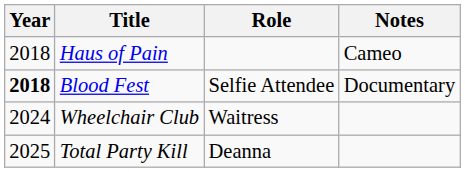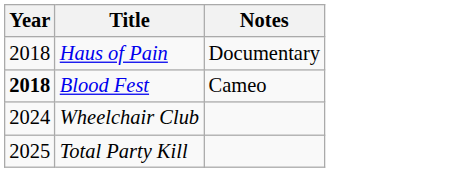- column: (271, 20)
(373, 53) Cameo -> (264, 53) Documentary
(399, 85) Documentary -> (238, 85) Cameo
